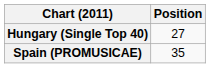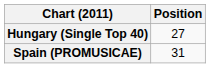(178, 53) 35 -> (178, 53) 31
